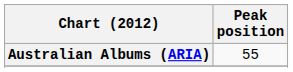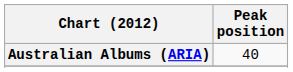(251, 55) 55 -> (251, 55) 40
